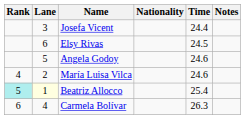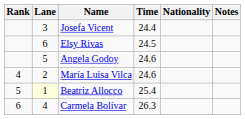columns swapped: (160, 12) <-> (199, 12)
(18, 91) paleturquoise background -> (18, 91) no background
